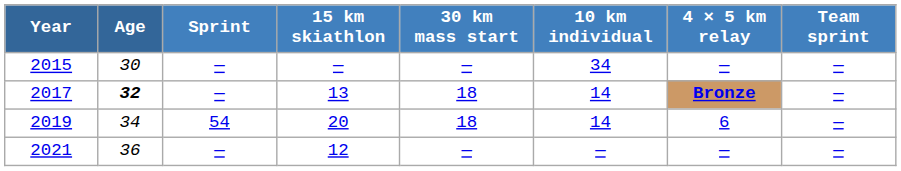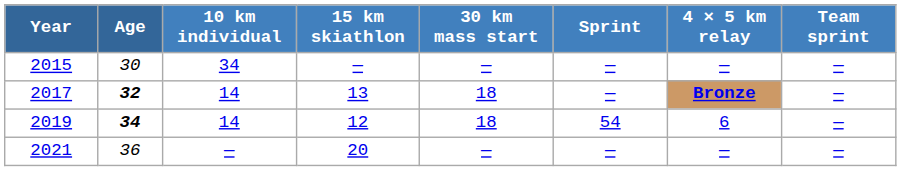columns swapped: (600, 29) <-> (219, 29)
(130, 123) normal -> (130, 123) bold
(338, 123) 20 -> (358, 123) 12
(338, 151) 12 -> (358, 151) 20
